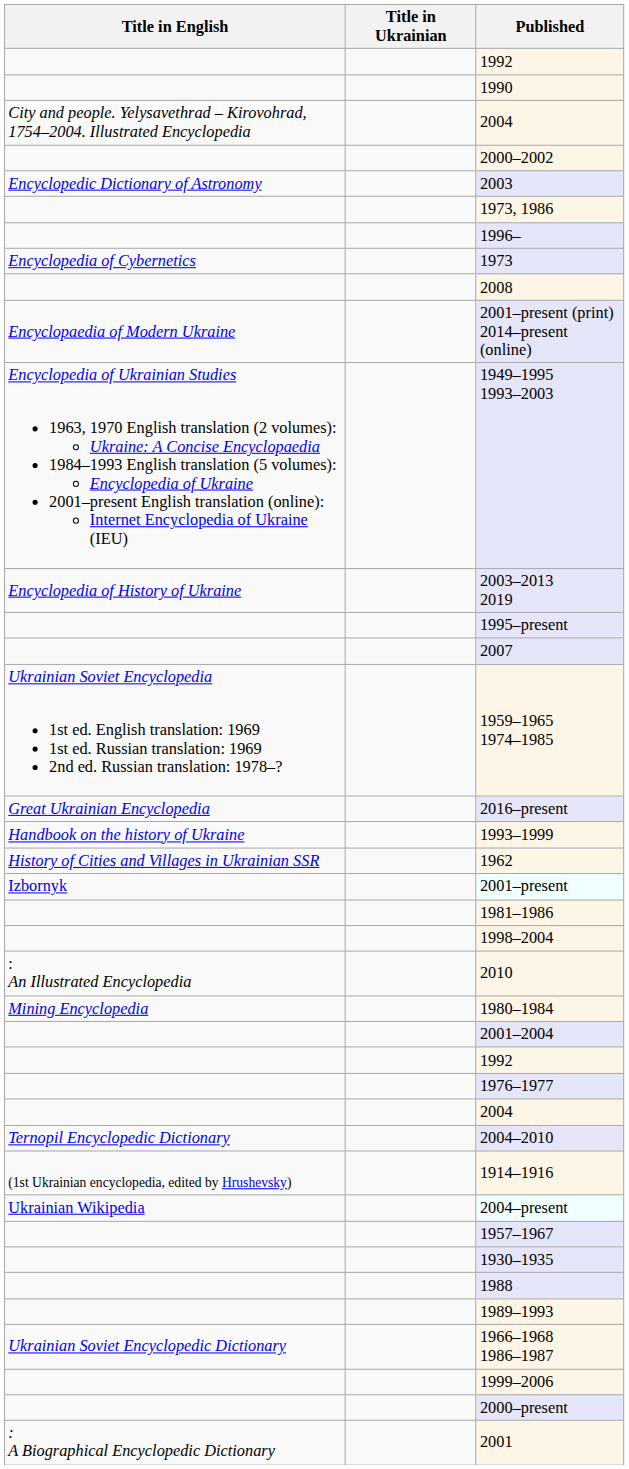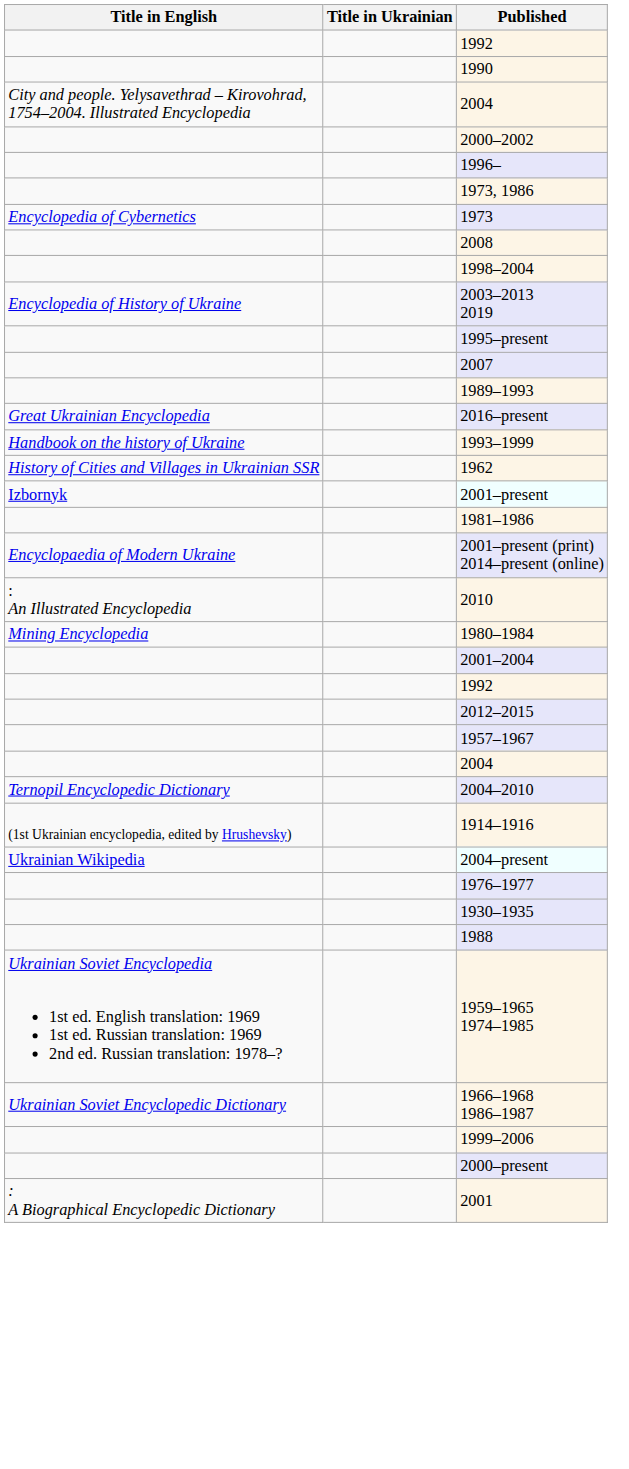- row: (135, 183)
rows swapped: (175, 209) <-> (175, 235)
rows swapped: (122, 331) <-> (175, 938)
- row: (175, 457)
rows swapped: (175, 1312) <-> (175, 722)
+ row: (164, 712)
rows swapped: (175, 1086) <-> (175, 1234)
